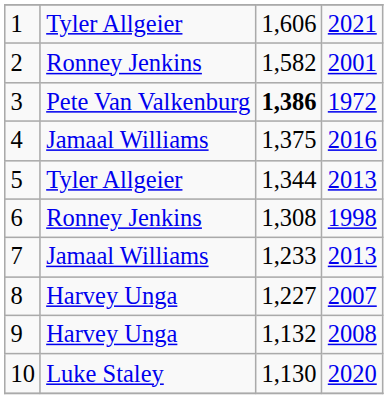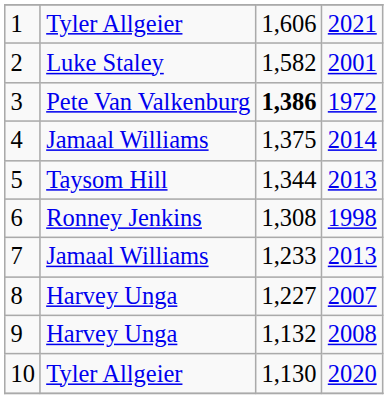(124, 62) Ronney Jenkins -> (105, 62) Luke Staley
(352, 140) 2016 -> (352, 140) 2014
(114, 179) Tyler Allgeier -> (107, 179) Taysom Hill
(105, 373) Luke Staley -> (114, 373) Tyler Allgeier
